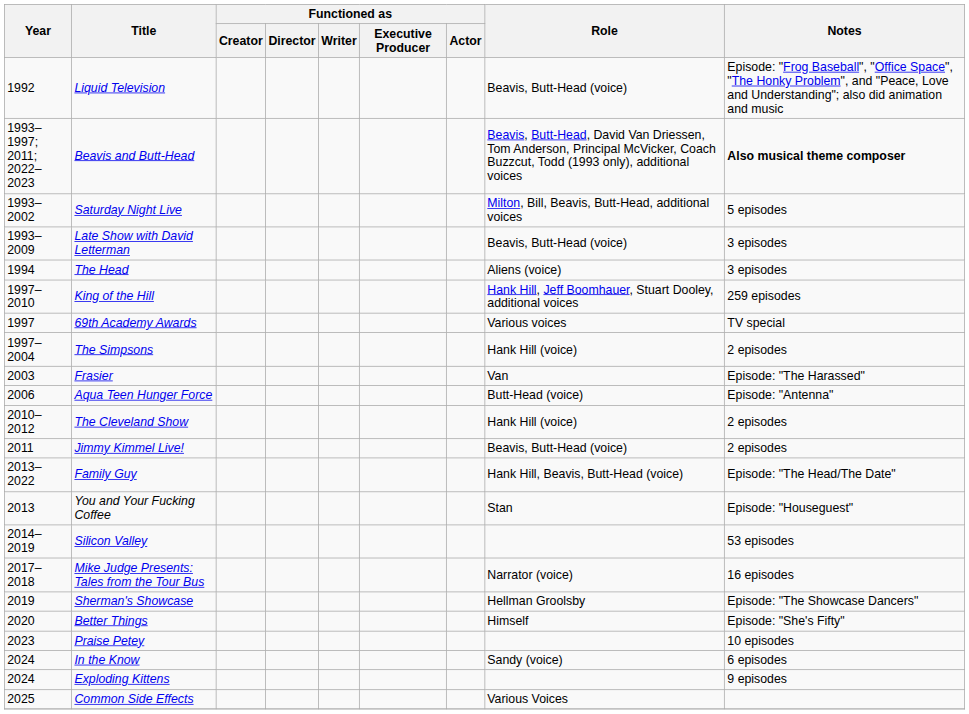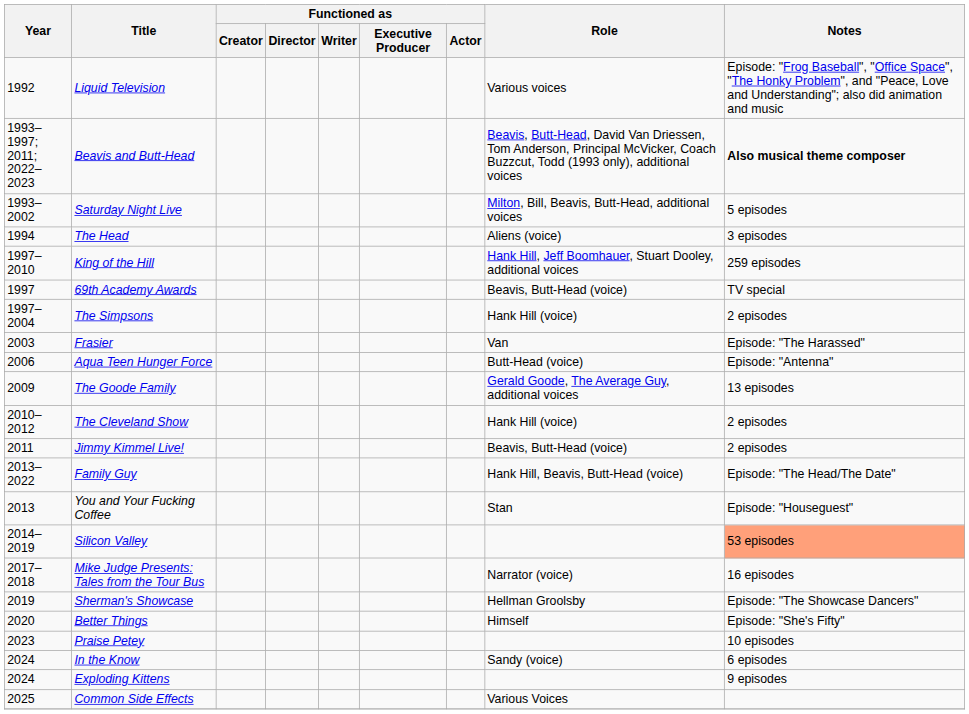(557, 87) Beavis, Butt-Head (voice) -> (527, 87) Various voices
- row: (134, 243)
(527, 323) Various voices -> (557, 289) Beavis, Butt-Head (voice)
+ row: (125, 388)
(761, 541) no background -> (761, 541) lightsalmon background
